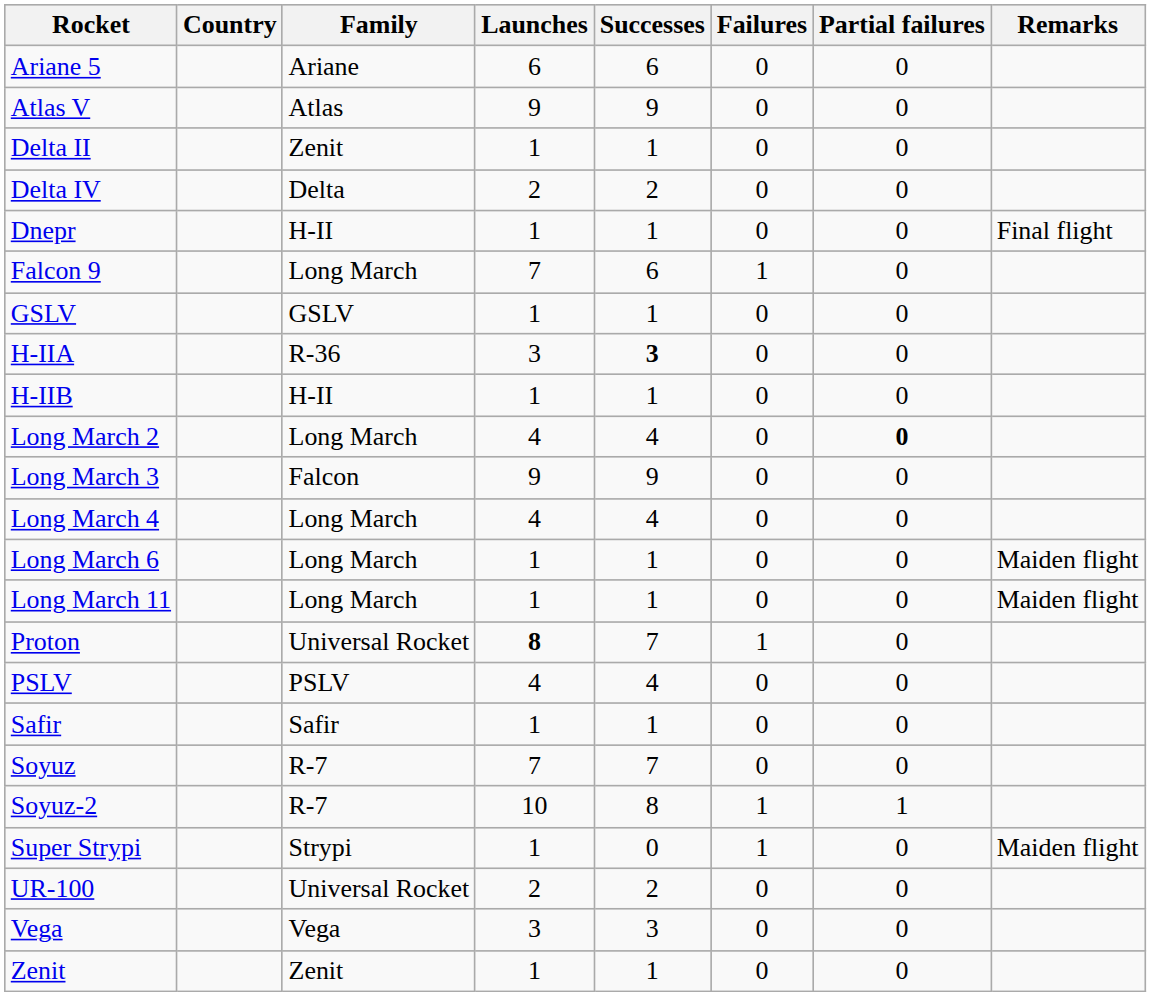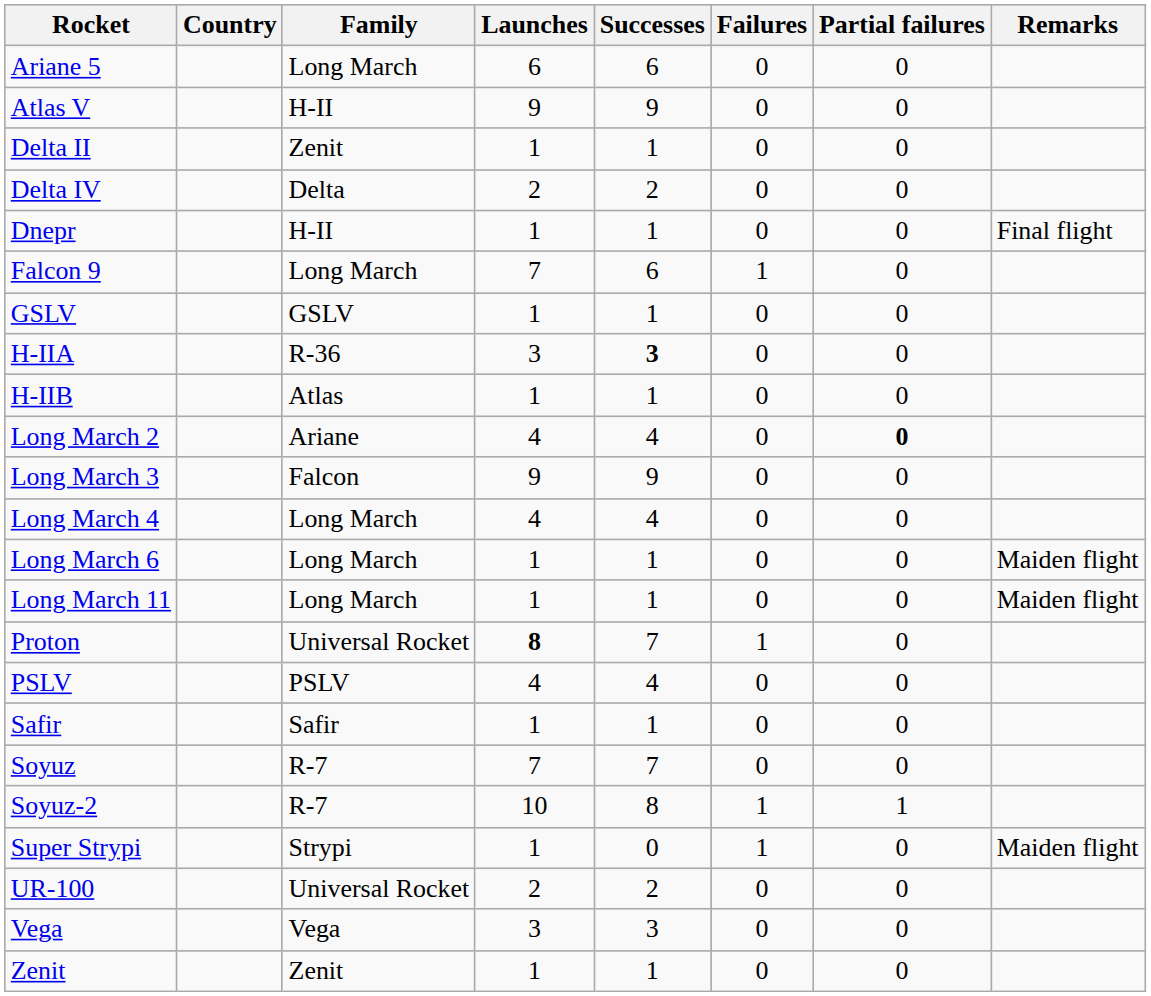(324, 66) Ariane -> (353, 66) Long March
(316, 107) Atlas -> (311, 107) H-II
(311, 395) H-II -> (316, 395) Atlas
(353, 436) Long March -> (324, 436) Ariane
